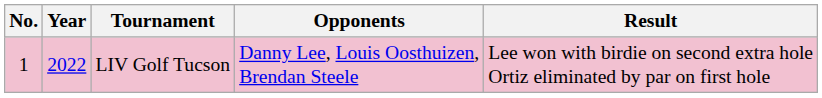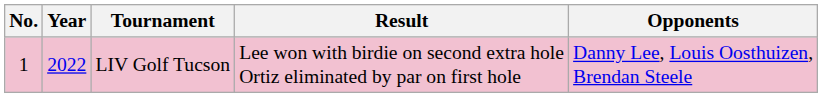columns swapped: (359, 20) <-> (651, 20)
